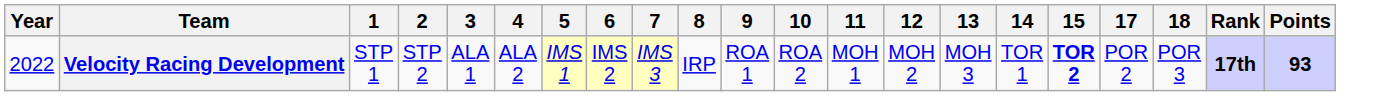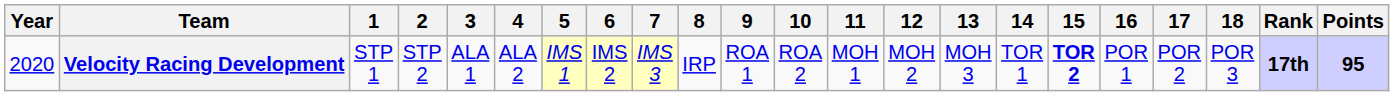+ column: (1126, 20)
(32, 63) 2022 -> (32, 63) 2020
(1300, 63) 93 -> (1353, 63) 95
